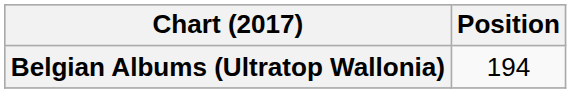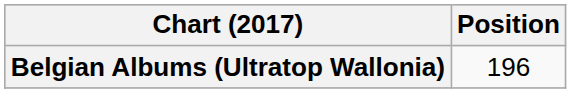(508, 66) 194 -> (508, 66) 196
